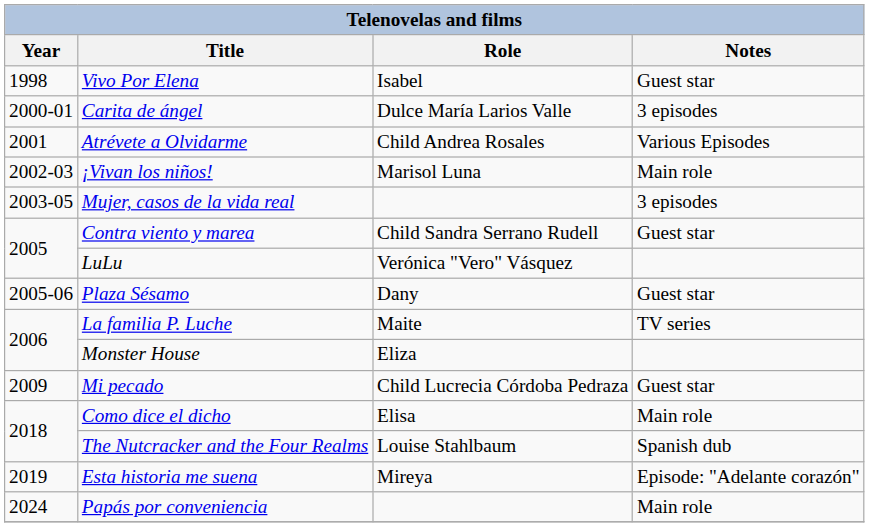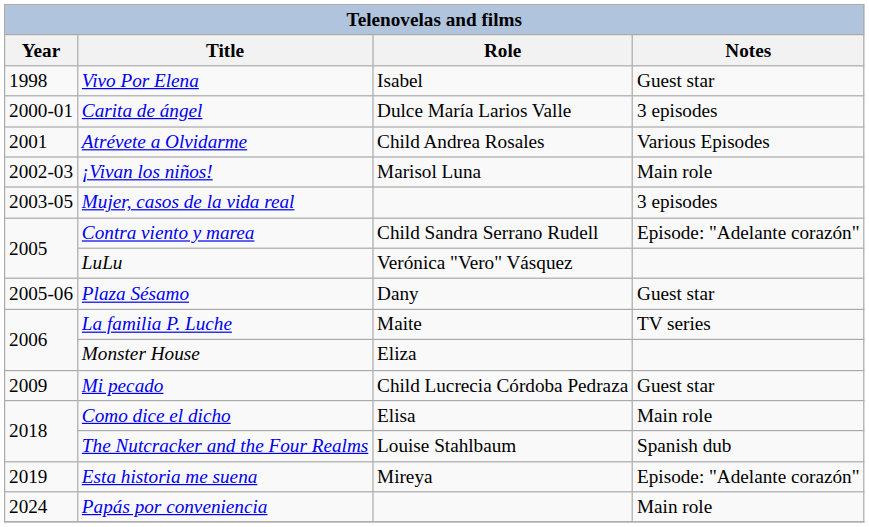(676, 232) Guest star -> (748, 232) Episode: "Adelante corazón"
